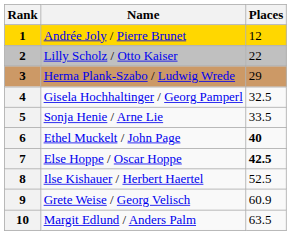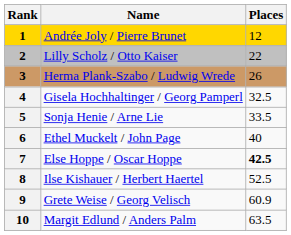(255, 76) 29 -> (255, 76) 26
(255, 138) bold -> (255, 138) normal
